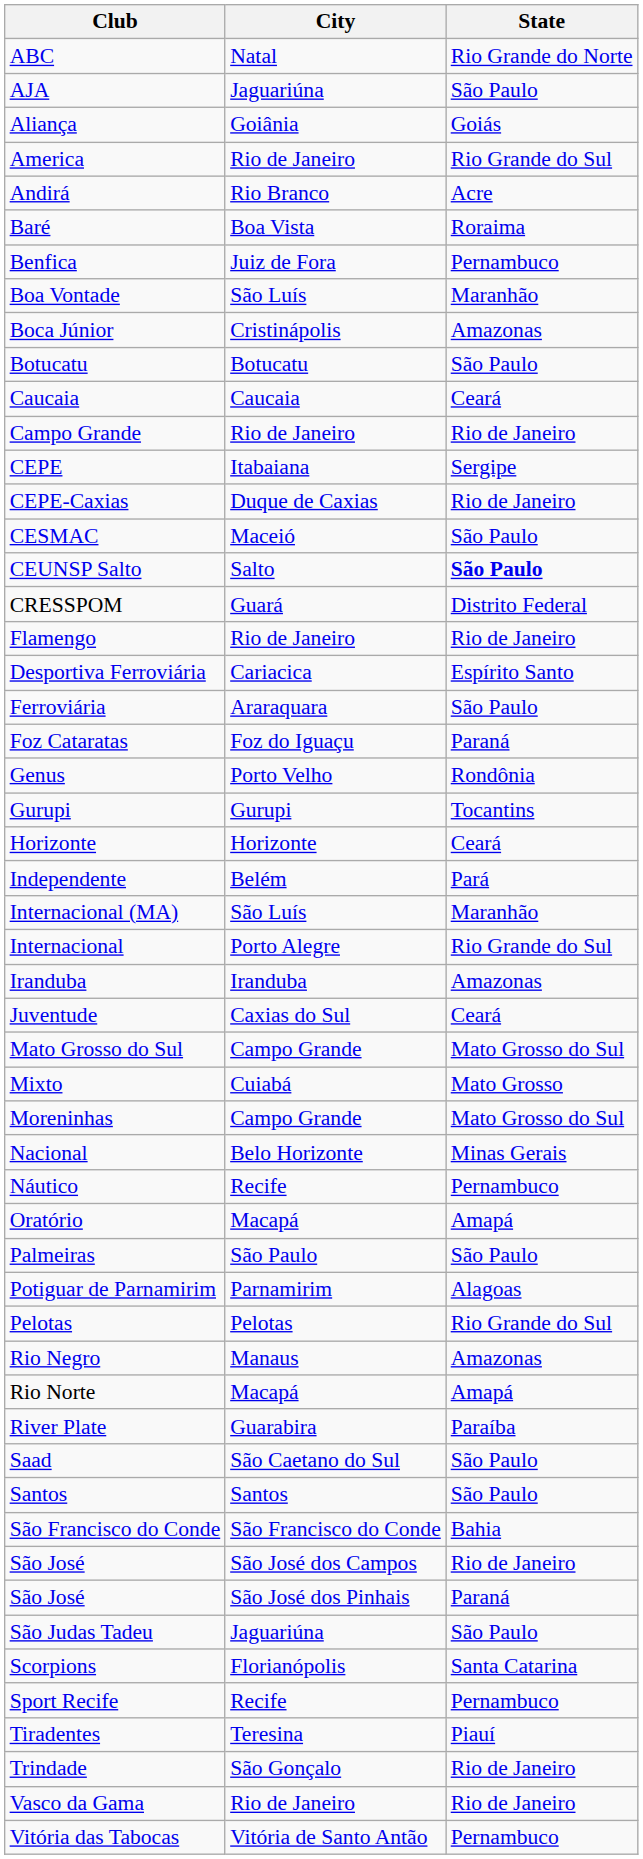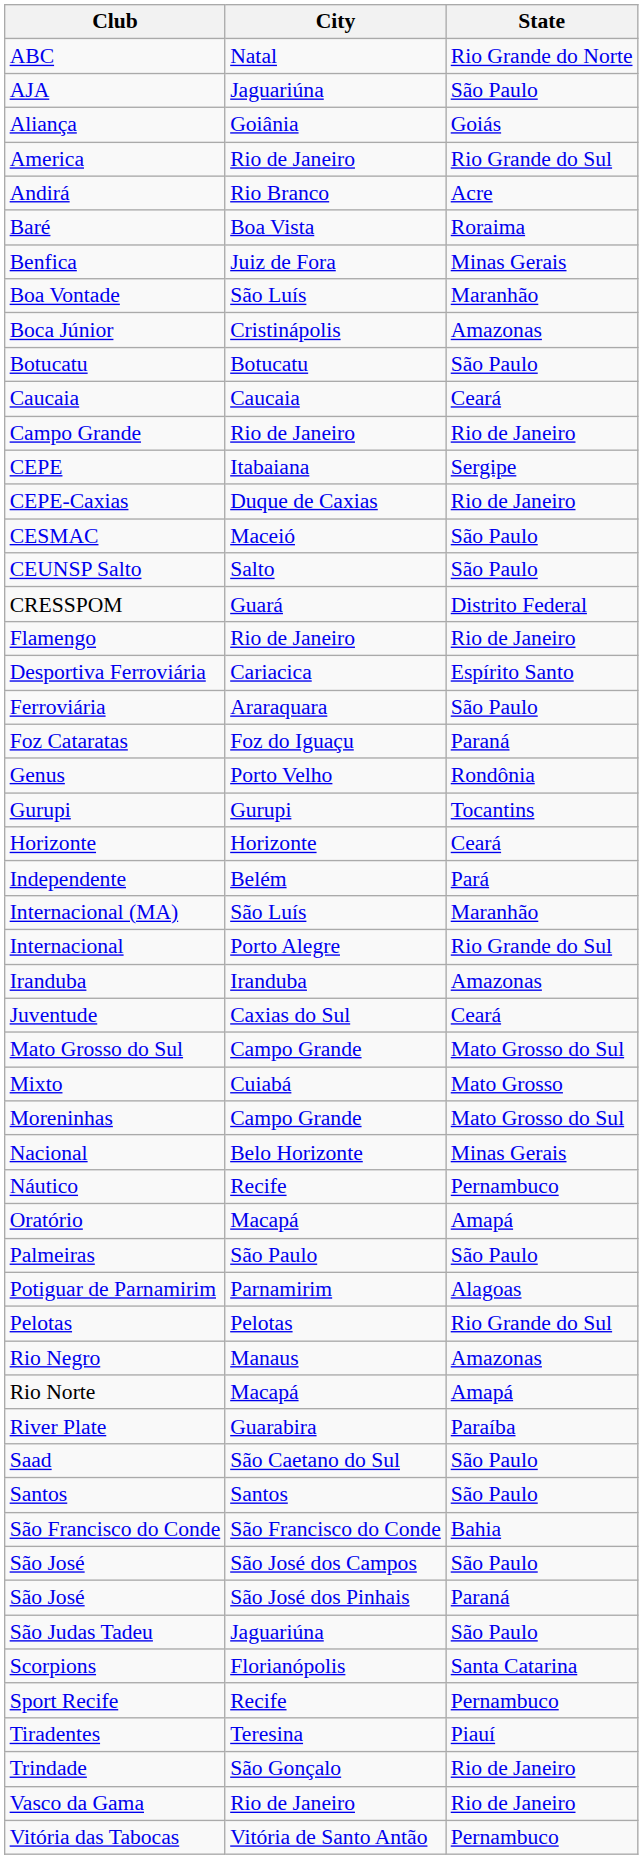(505, 261) Pernambuco -> (509, 261) Minas Gerais
(497, 569) bold -> (494, 569) normal
(513, 1563) Rio de Janeiro -> (494, 1563) São Paulo
